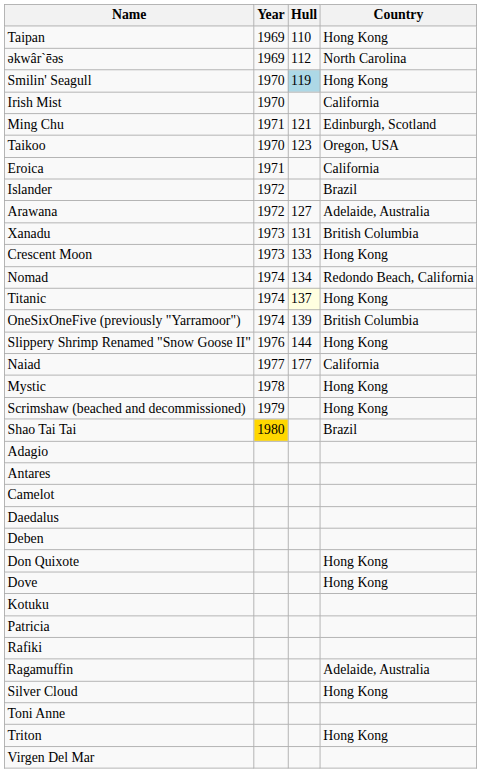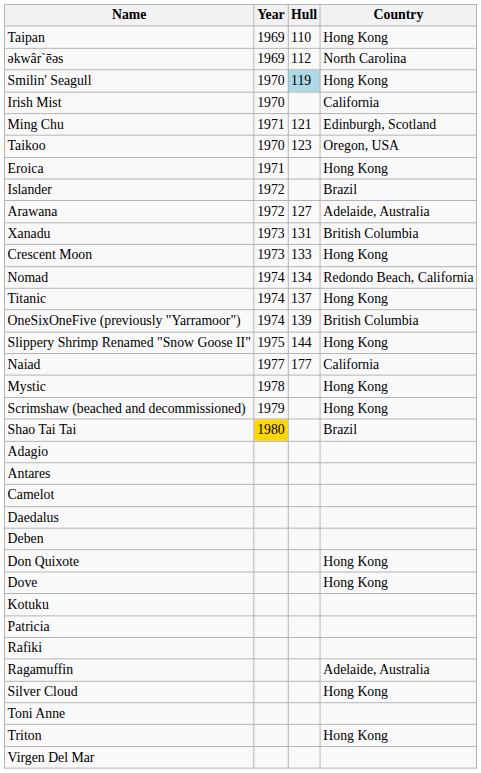(351, 168) California -> (356, 168) Hong Kong
(301, 299) lightyellow background -> (301, 299) no background
(271, 342) 1976 -> (271, 342) 1975
